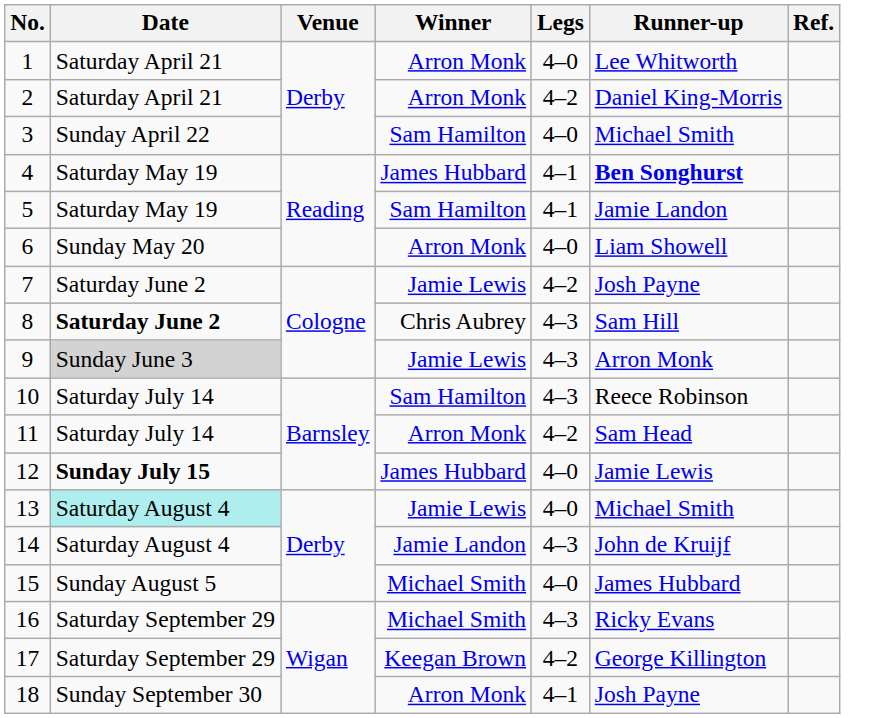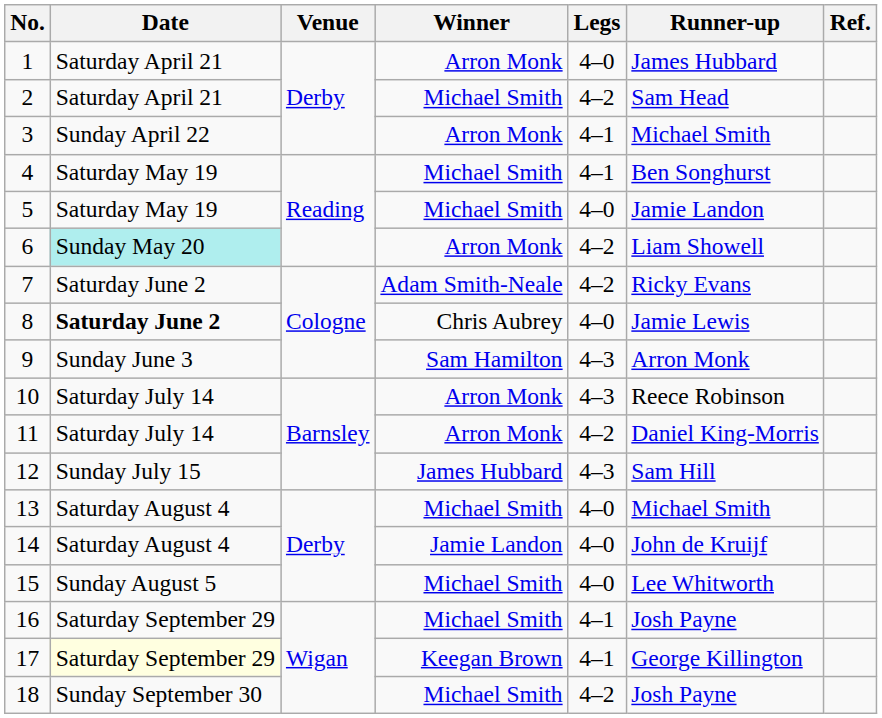(666, 60) Lee Whitworth -> (704, 60) James Hubbard
(467, 97) Arron Monk -> (493, 97) Michael Smith
(689, 97) Daniel King-Morris -> (680, 97) Sam Head
(458, 135) Sam Hamilton -> (504, 135) Arron Monk
(560, 135) 4–0 -> (597, 135) 4–1
(453, 172) James Hubbard -> (493, 172) Michael Smith
(669, 172) bold -> (701, 172) normal
(458, 209) Sam Hamilton -> (493, 209) Michael Smith
(560, 209) 4–1 -> (597, 209) 4–0
(130, 246) no background -> (130, 246) paleturquoise background
(560, 246) 4–0 -> (597, 246) 4–2
(467, 284) Jamie Lewis -> (472, 284) Adam Smith-Neale
(647, 284) Josh Payne -> (691, 284) Ricky Evans
(560, 321) 4–3 -> (597, 321) 4–0
(637, 321) Sam Hill -> (690, 321) Jamie Lewis
(124, 358) lightgrey background -> (124, 358) no background
(467, 358) Jamie Lewis -> (494, 358) Sam Hamilton
(458, 396) Sam Hamilton -> (504, 396) Arron Monk
(643, 433) Sam Head -> (725, 433) Daniel King-Morris
(133, 470) bold -> (128, 470) normal
(560, 470) 4–0 -> (597, 470) 4–3
(654, 470) Jamie Lewis -> (673, 470) Sam Hill
(143, 508) paleturquoise background -> (143, 508) no background
(467, 508) Jamie Lewis -> (493, 508) Michael Smith
(560, 545) 4–3 -> (597, 545) 4–0
(668, 582) James Hubbard -> (703, 582) Lee Whitworth
(560, 619) 4–3 -> (597, 619) 4–1
(655, 619) Ricky Evans -> (684, 619) Josh Payne
(165, 657) no background -> (165, 657) lightyellow background
(560, 657) 4–2 -> (597, 657) 4–1
(467, 694) Arron Monk -> (493, 694) Michael Smith
(560, 694) 4–1 -> (597, 694) 4–2
